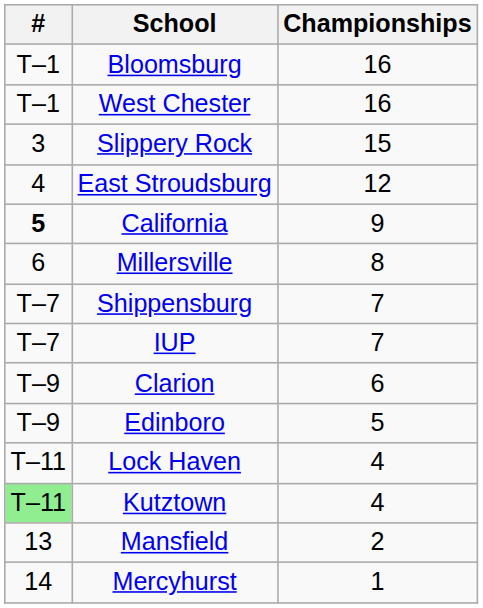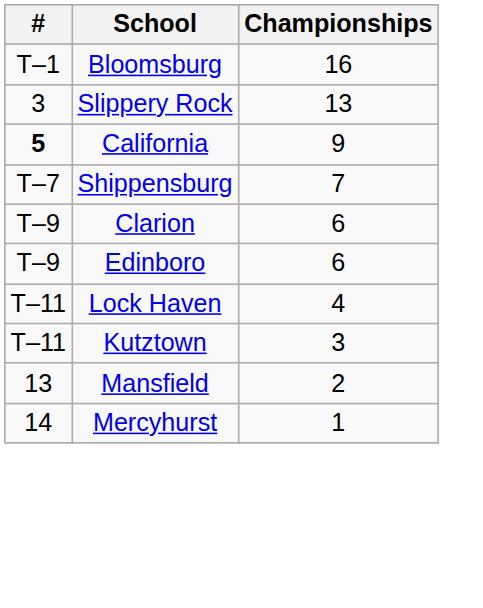- row: (175, 104)
(377, 143) 15 -> (338, 104) 13
- row: (175, 183)
- row: (175, 263)
- row: (175, 343)
(377, 422) 5 -> (338, 263) 6
(38, 502) lightgreen background -> (38, 343) no background
(377, 502) 4 -> (338, 343) 3
